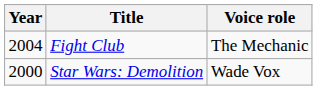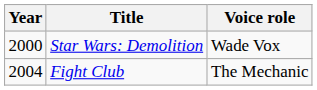rows swapped: (127, 71) <-> (87, 44)
